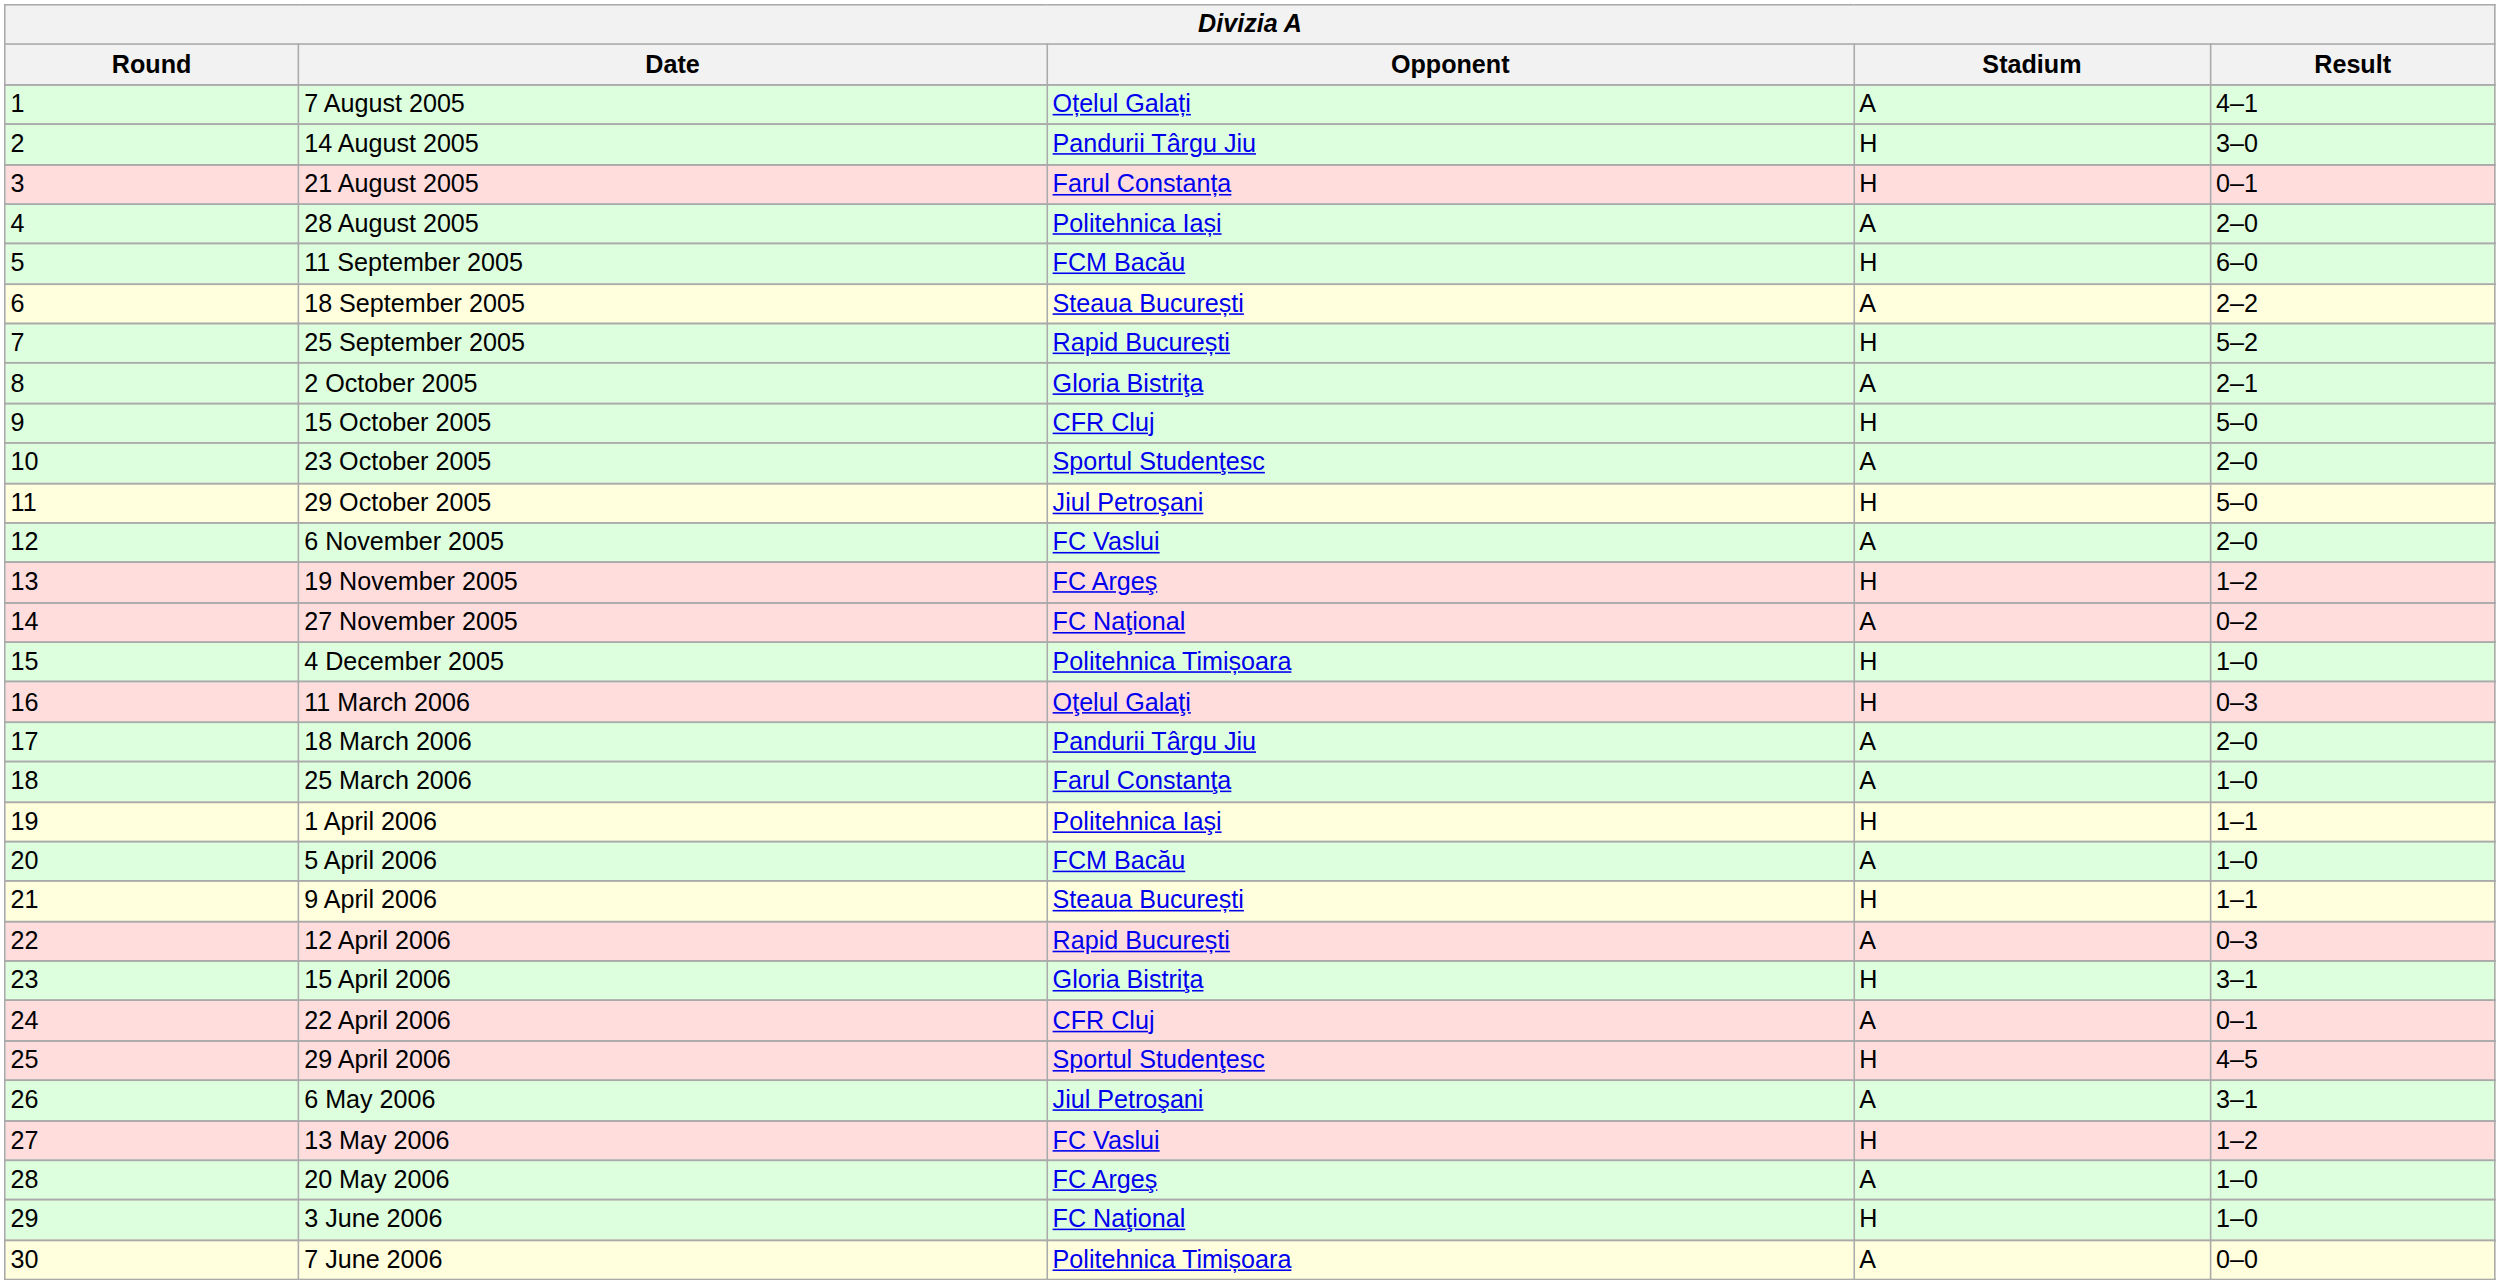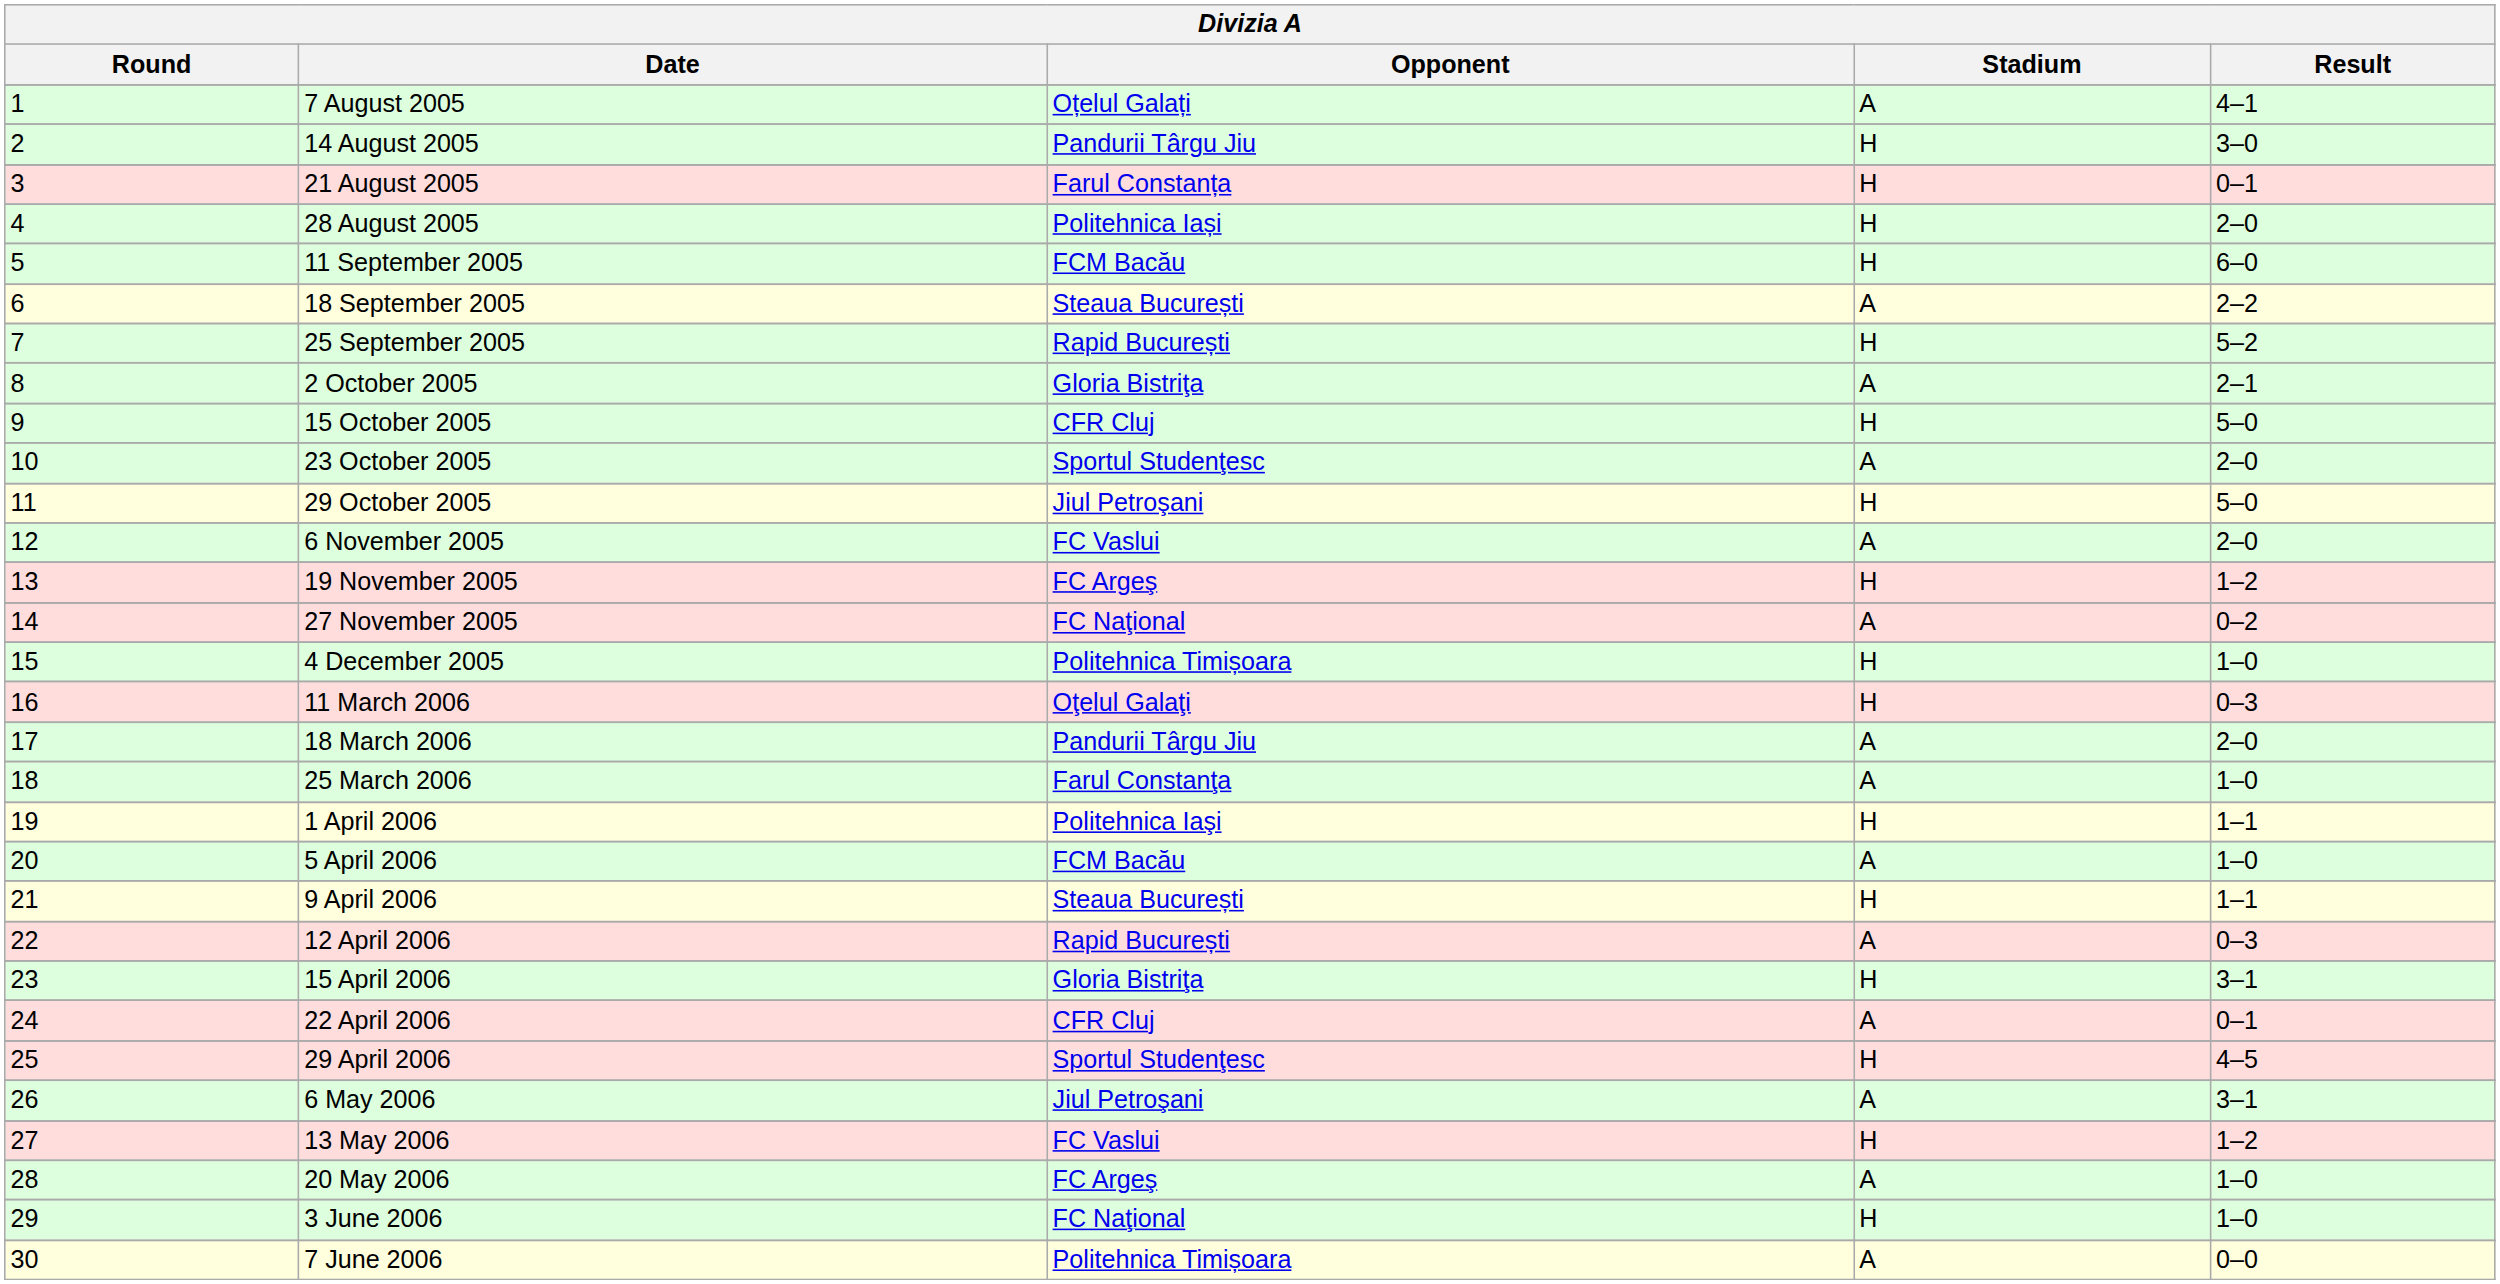(1868, 223) A -> (1868, 223) H
